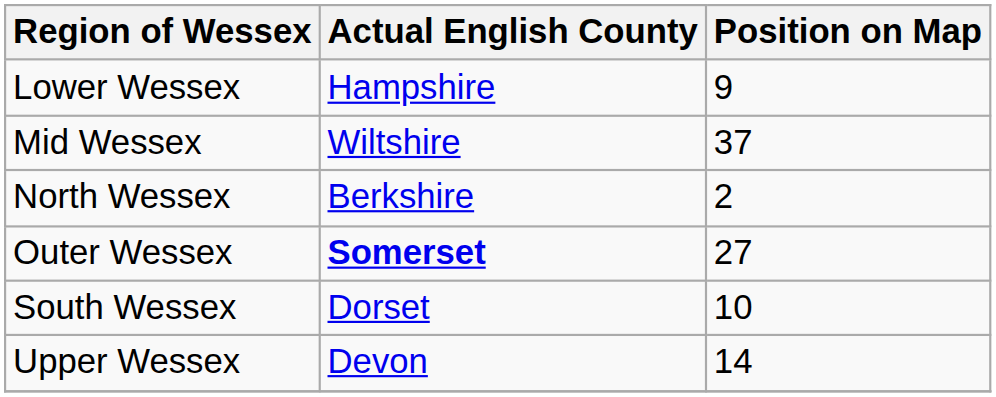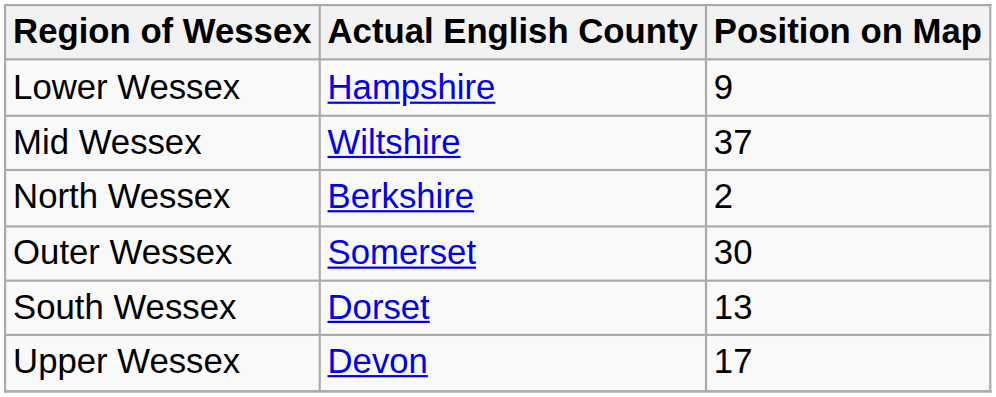(407, 252) bold -> (402, 252) normal
(733, 252) 27 -> (733, 252) 30
(733, 307) 10 -> (733, 307) 13
(733, 362) 14 -> (733, 362) 17
